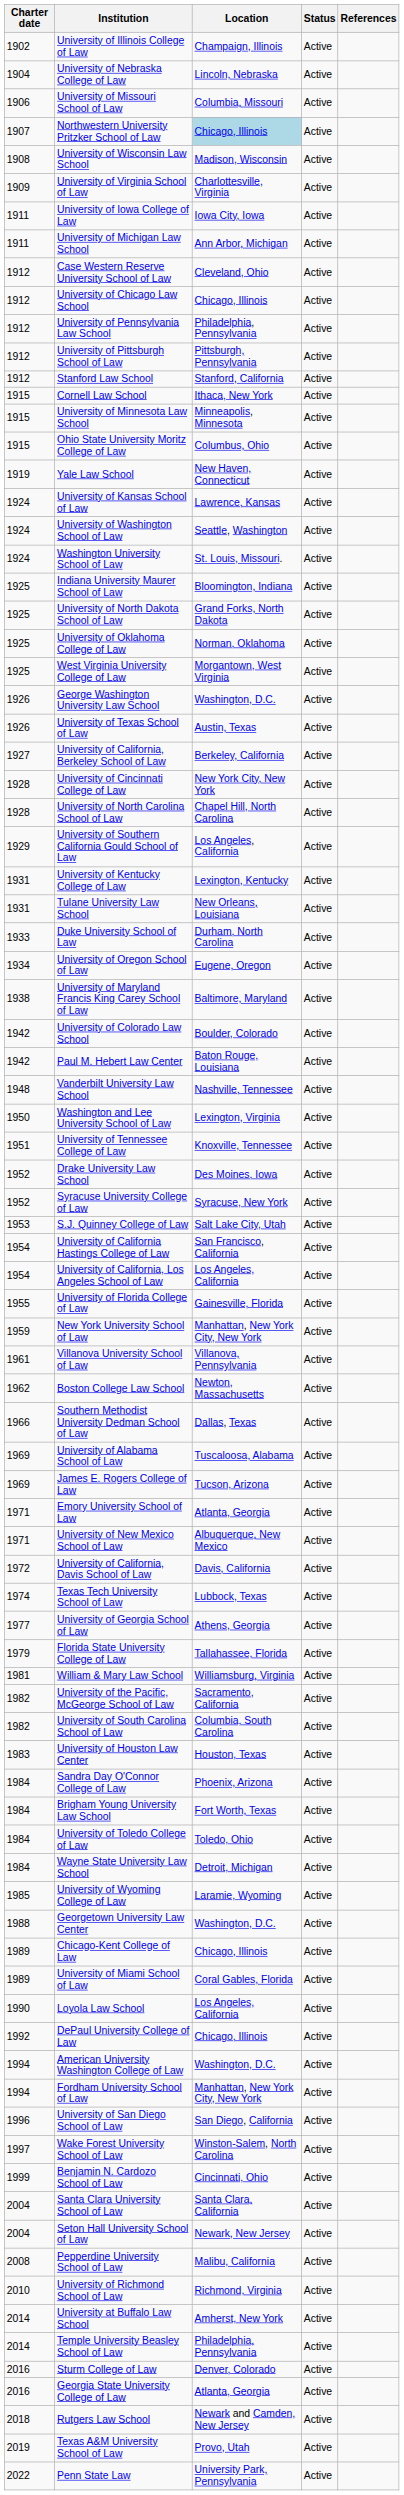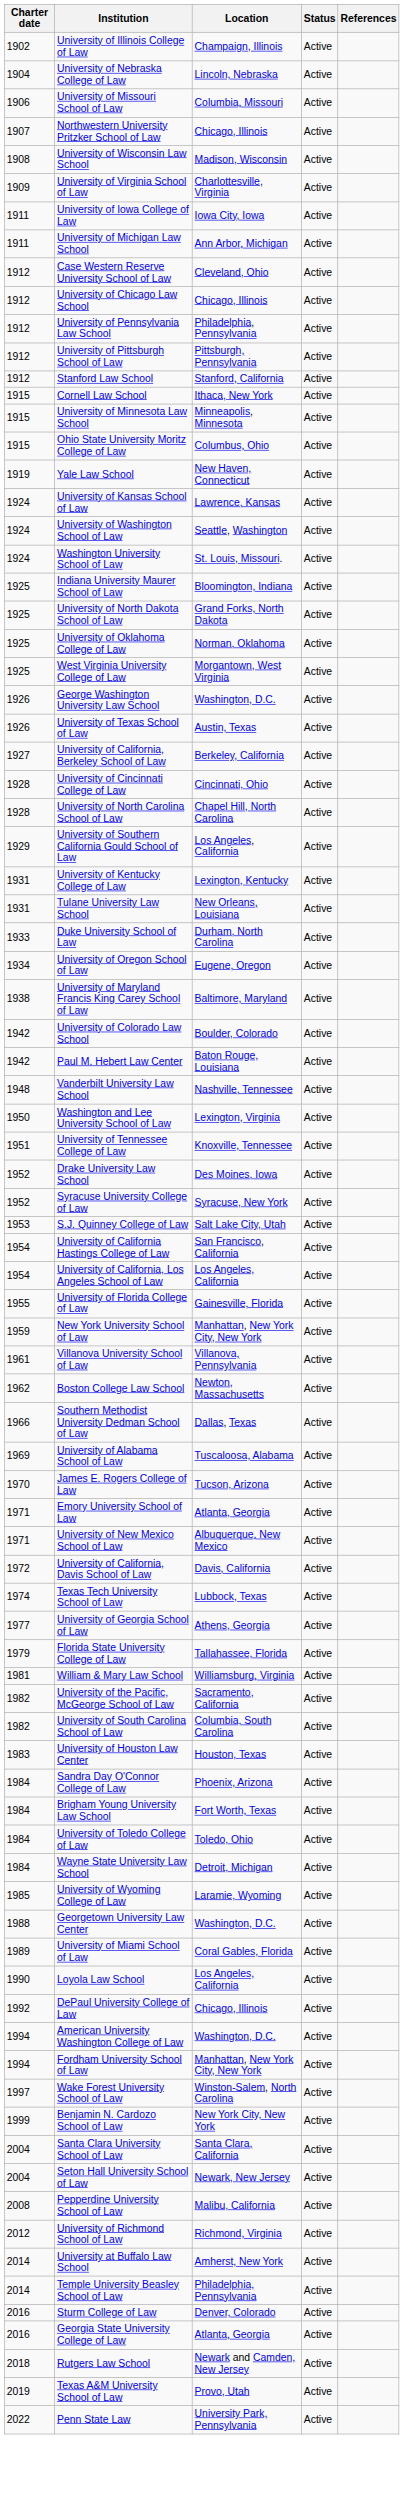(231, 131) lightblue background -> (231, 131) no background
(240, 784) New York City, New York -> (231, 784) Cincinnati, Ohio
(18, 1484) 1969 -> (18, 1484) 1970
- row: (113, 1952)
- row: (111, 2121)
(231, 2177) Cincinnati, Ohio -> (240, 2121) New York City, New York
(18, 2290) 2010 -> (18, 2234) 2012
